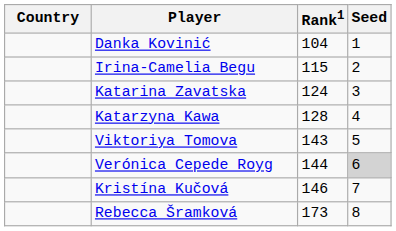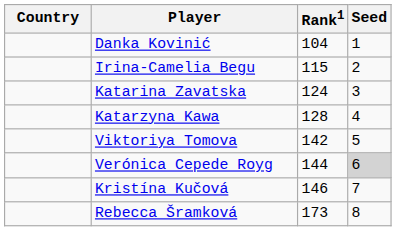(315, 141) 143 -> (315, 141) 142
